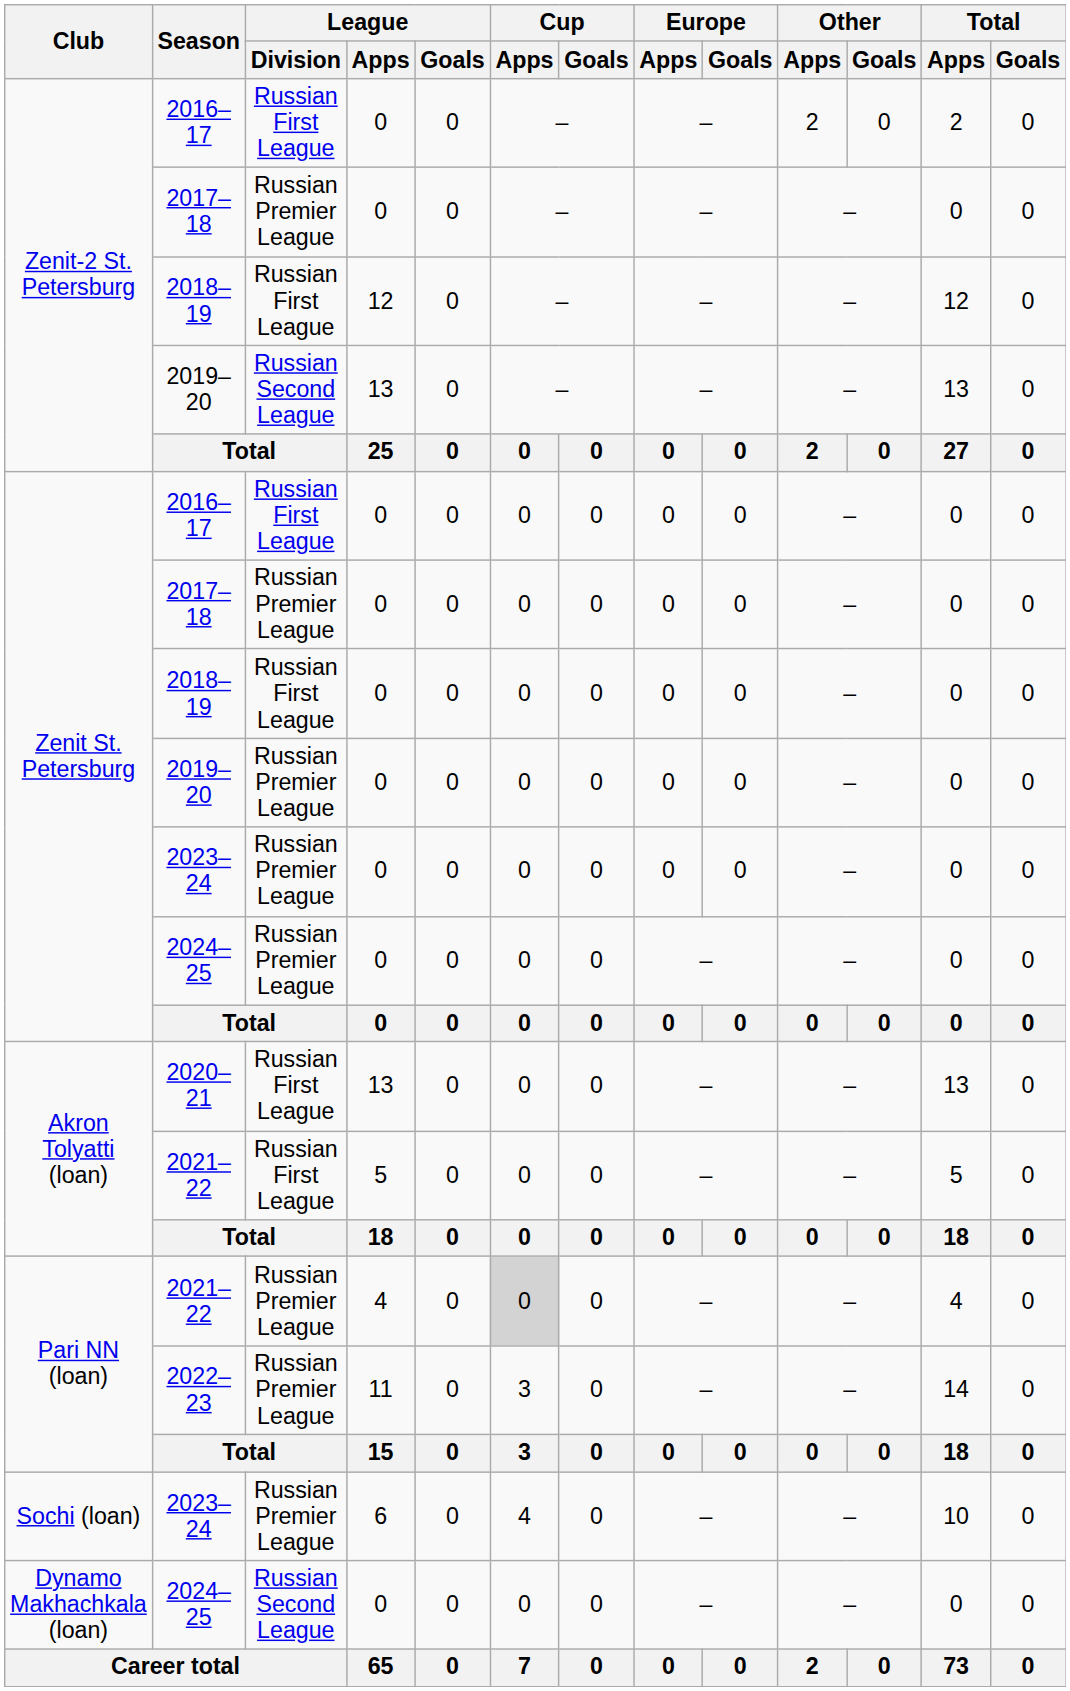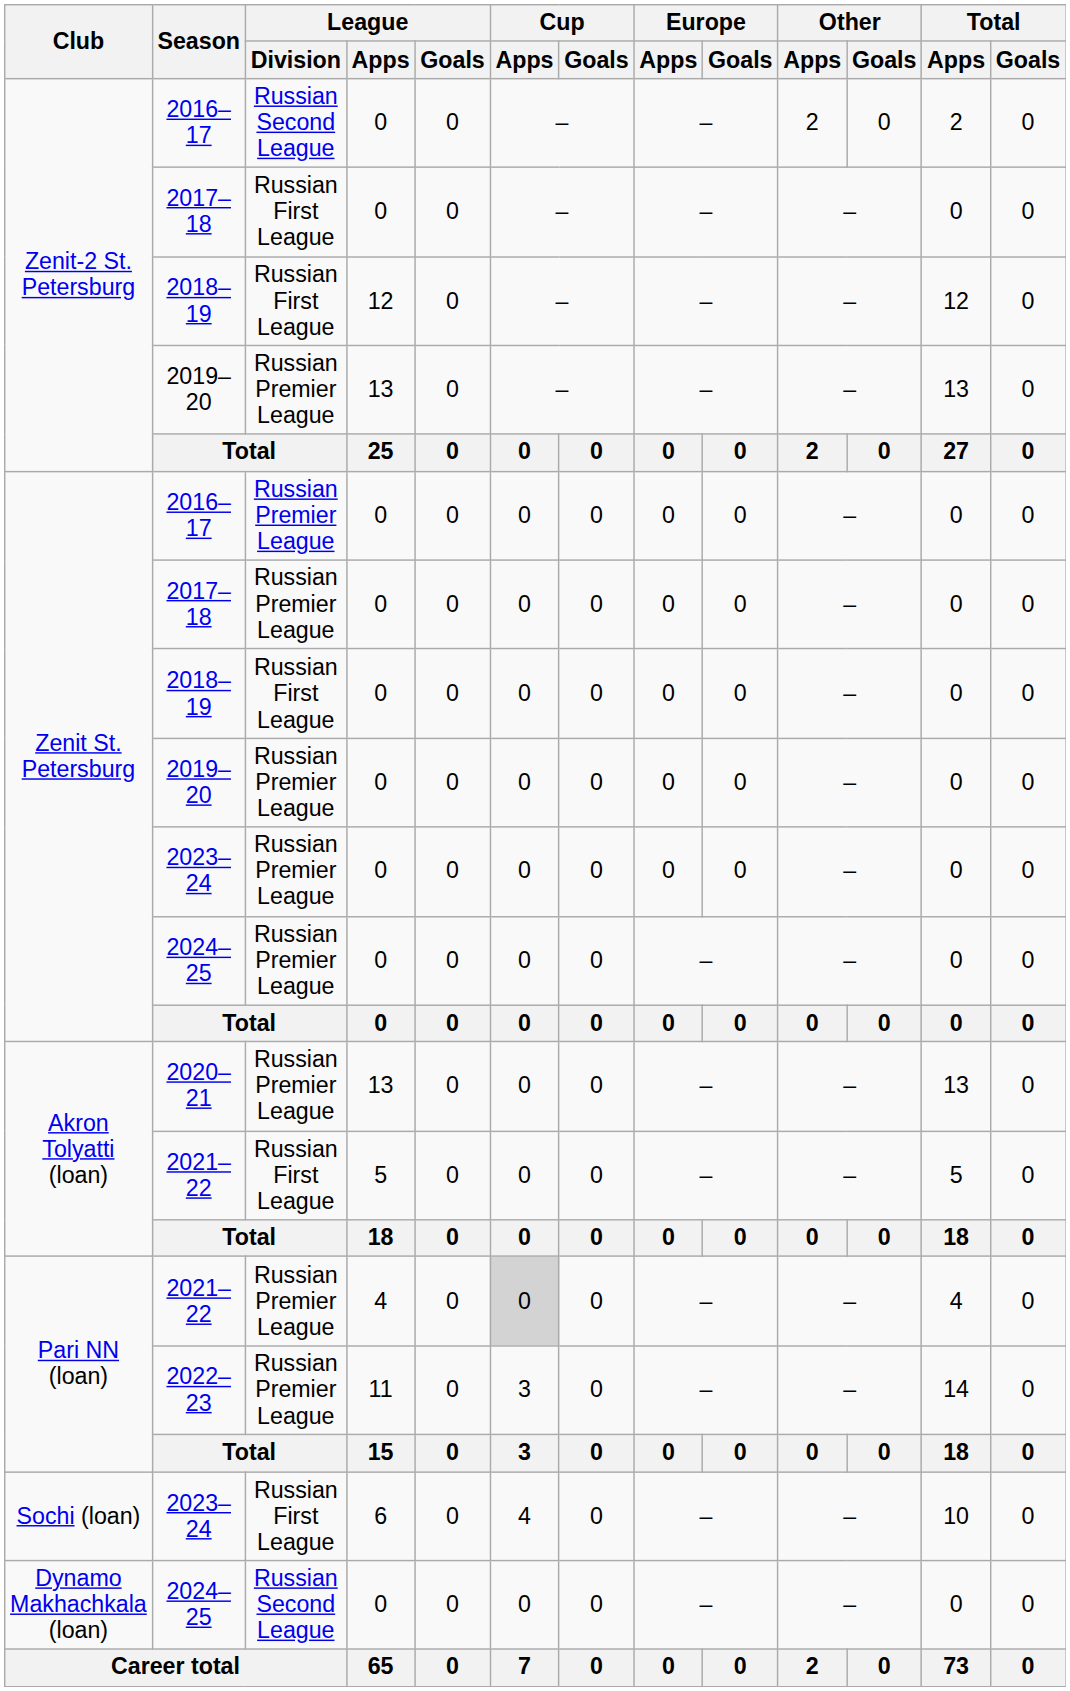(296, 122) Russian First League -> (296, 122) Russian Second League
(296, 211) Russian Premier League -> (296, 211) Russian First League
(296, 389) Russian Second League -> (296, 389) Russian Premier League
(296, 515) Russian First League -> (296, 515) Russian Premier League
(296, 1086) Russian First League -> (296, 1086) Russian Premier League
(296, 1515) Russian Premier League -> (296, 1515) Russian First League
